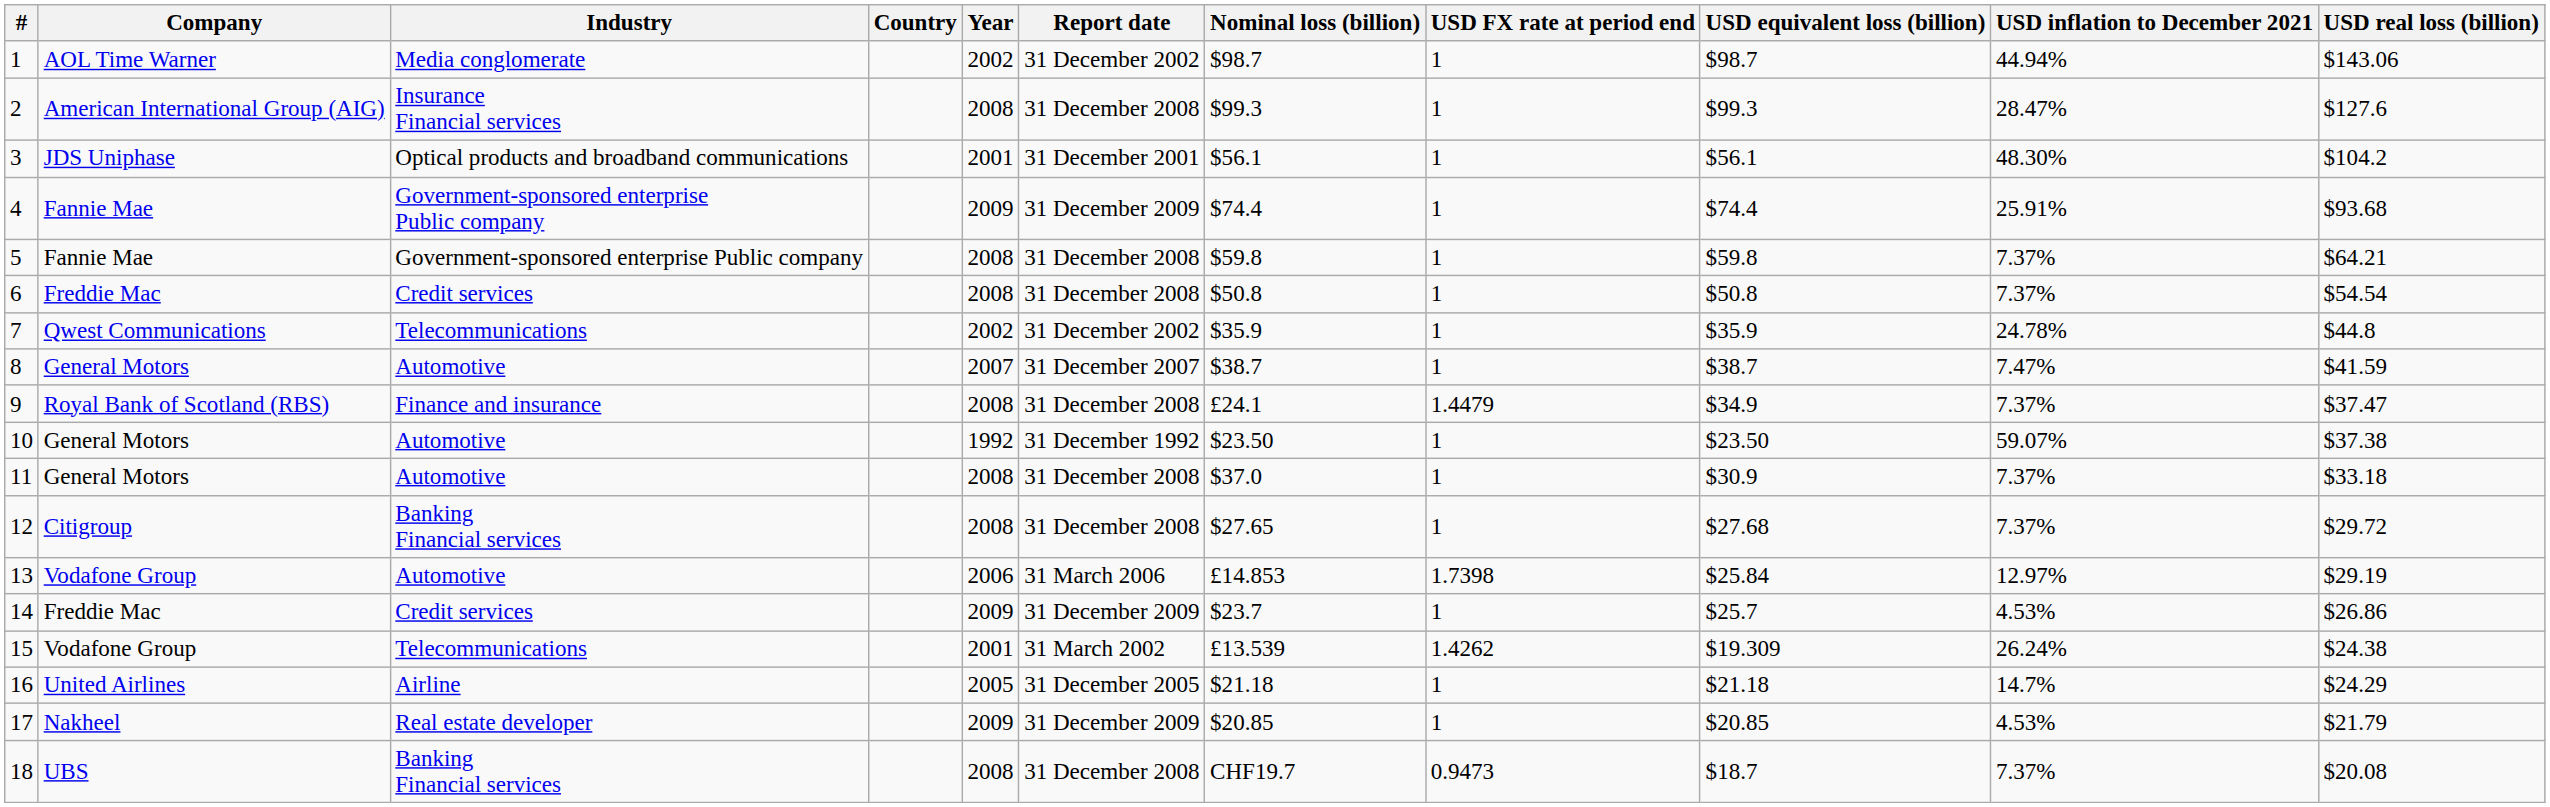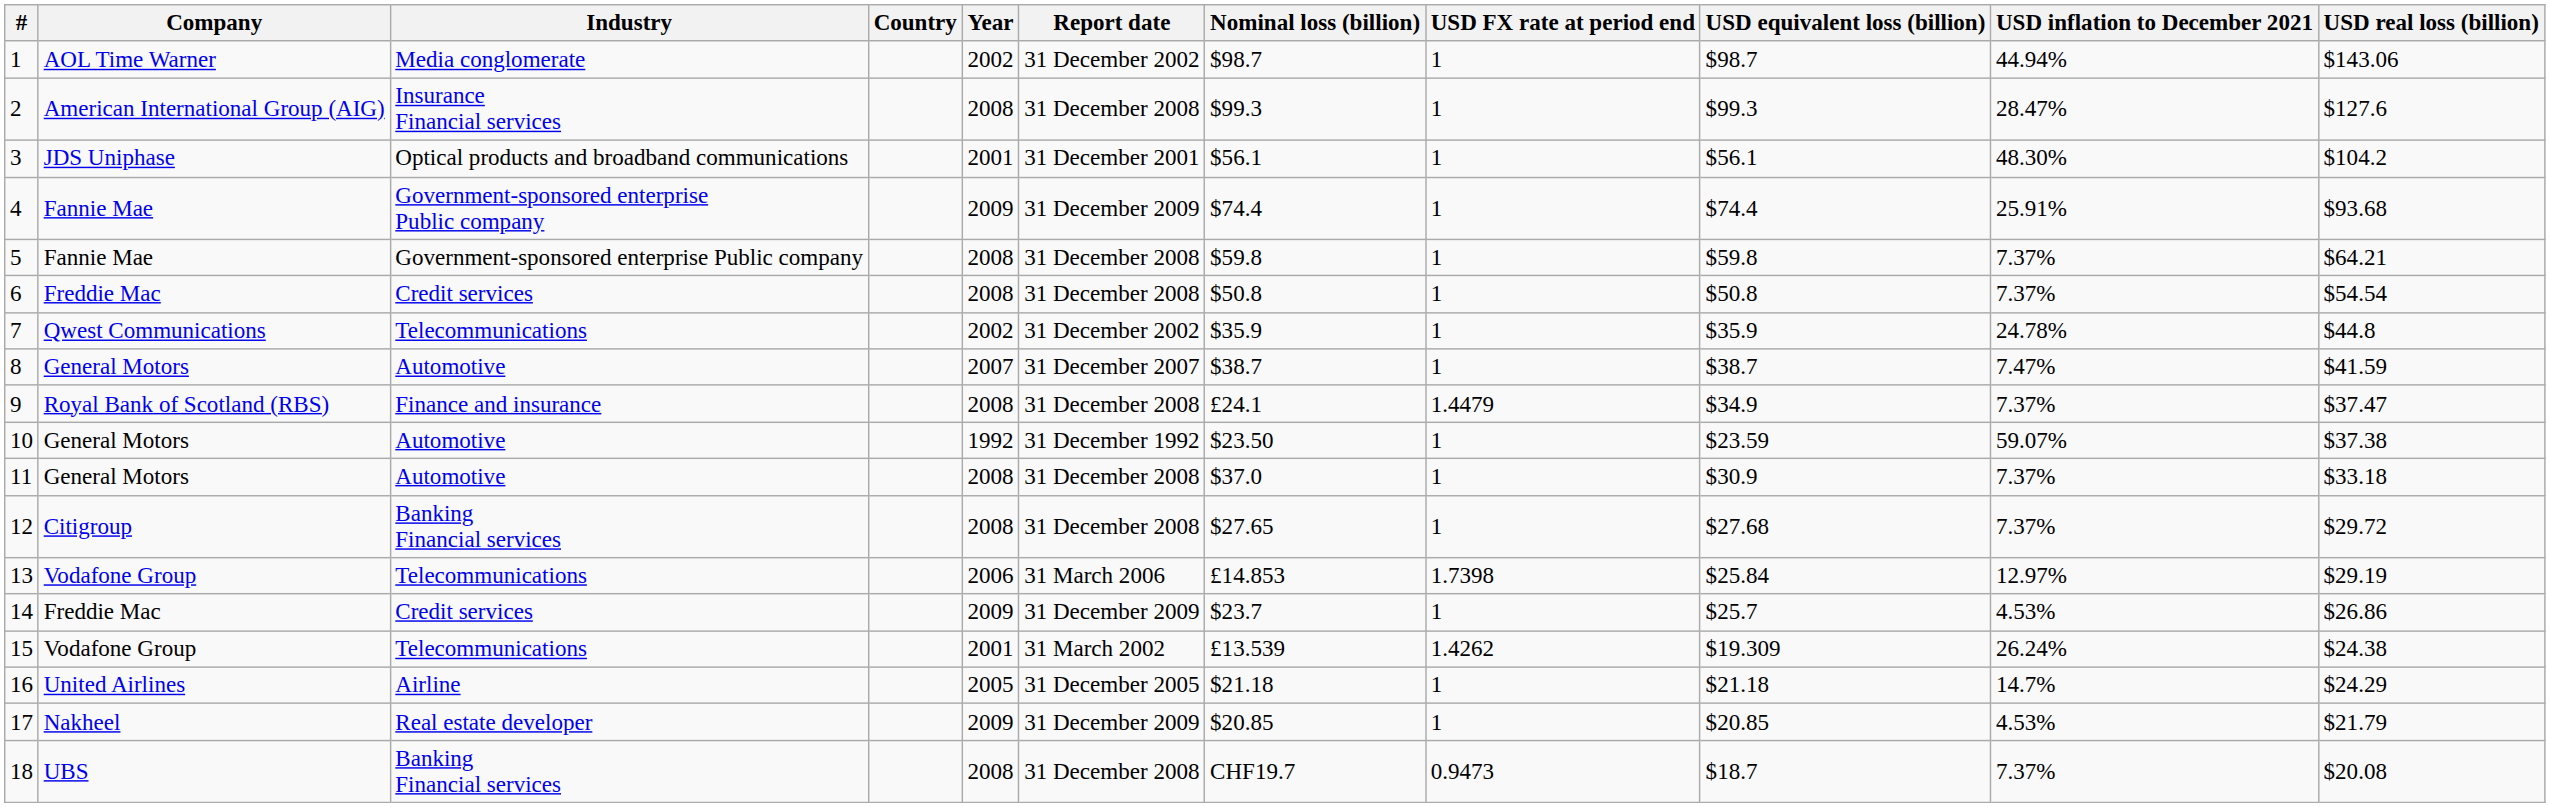(1737, 440) $23.50 -> (1737, 440) $23.59
(450, 575) Automotive -> (491, 575) Telecommunications
